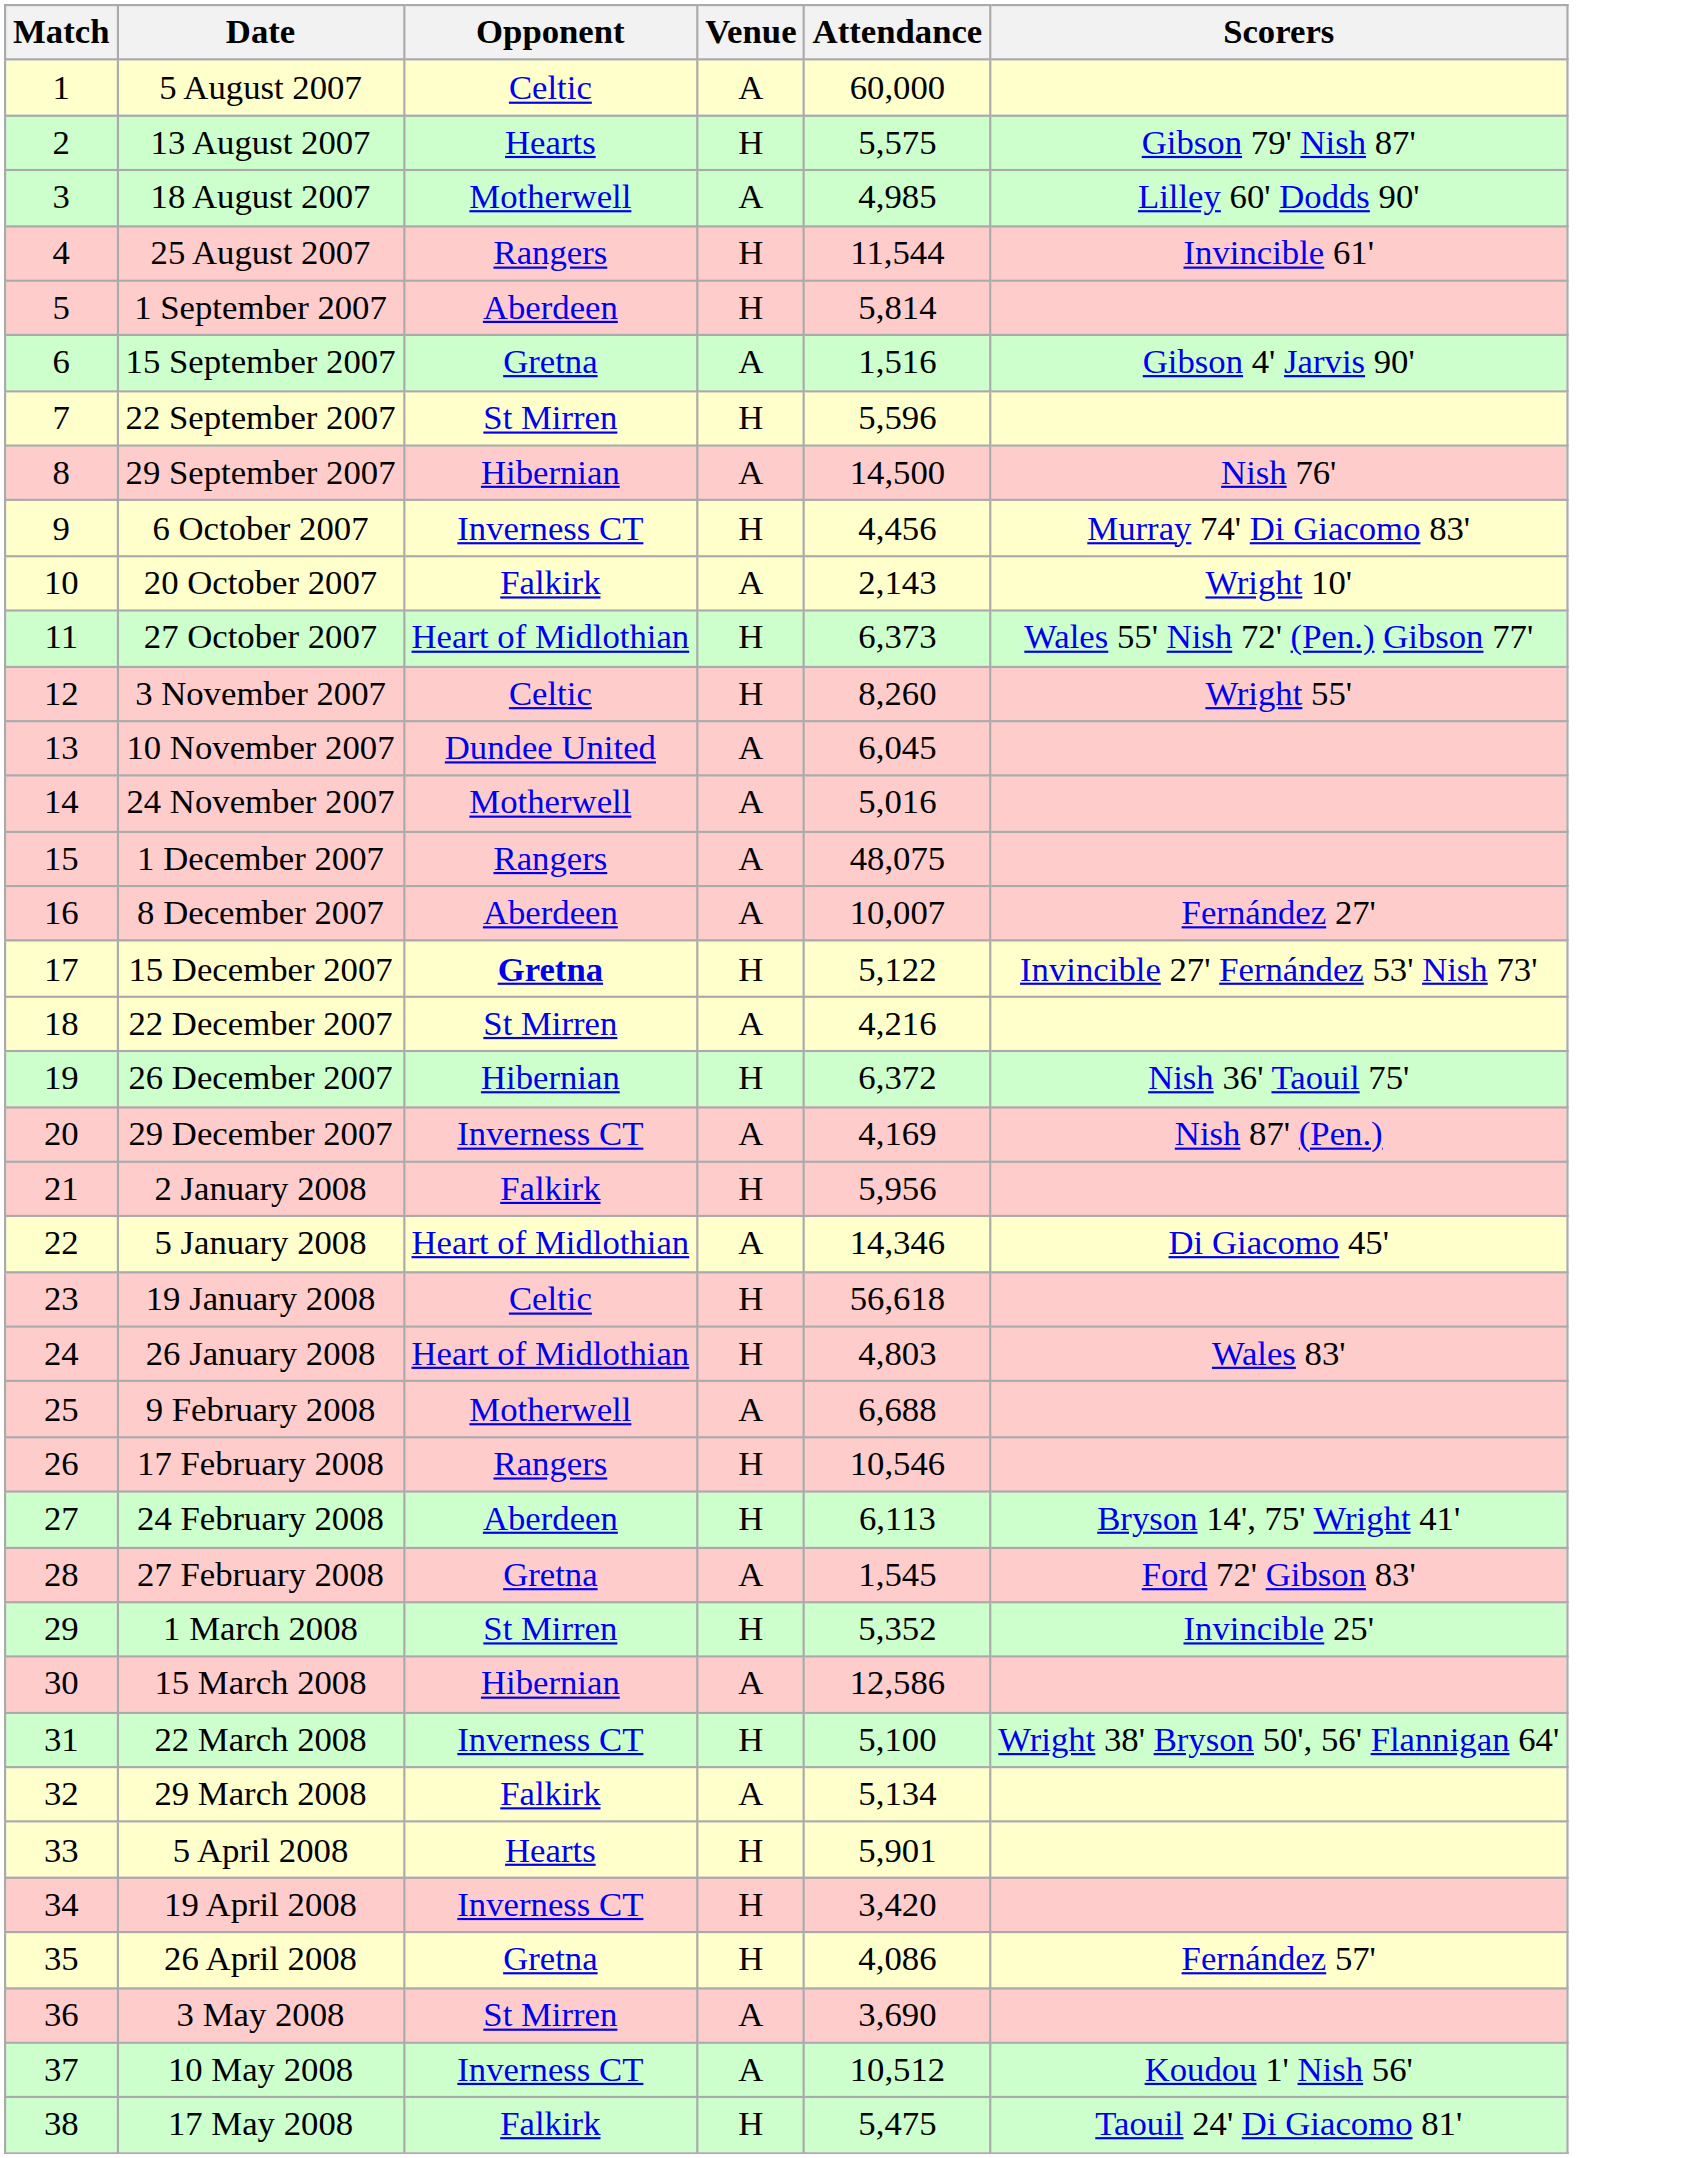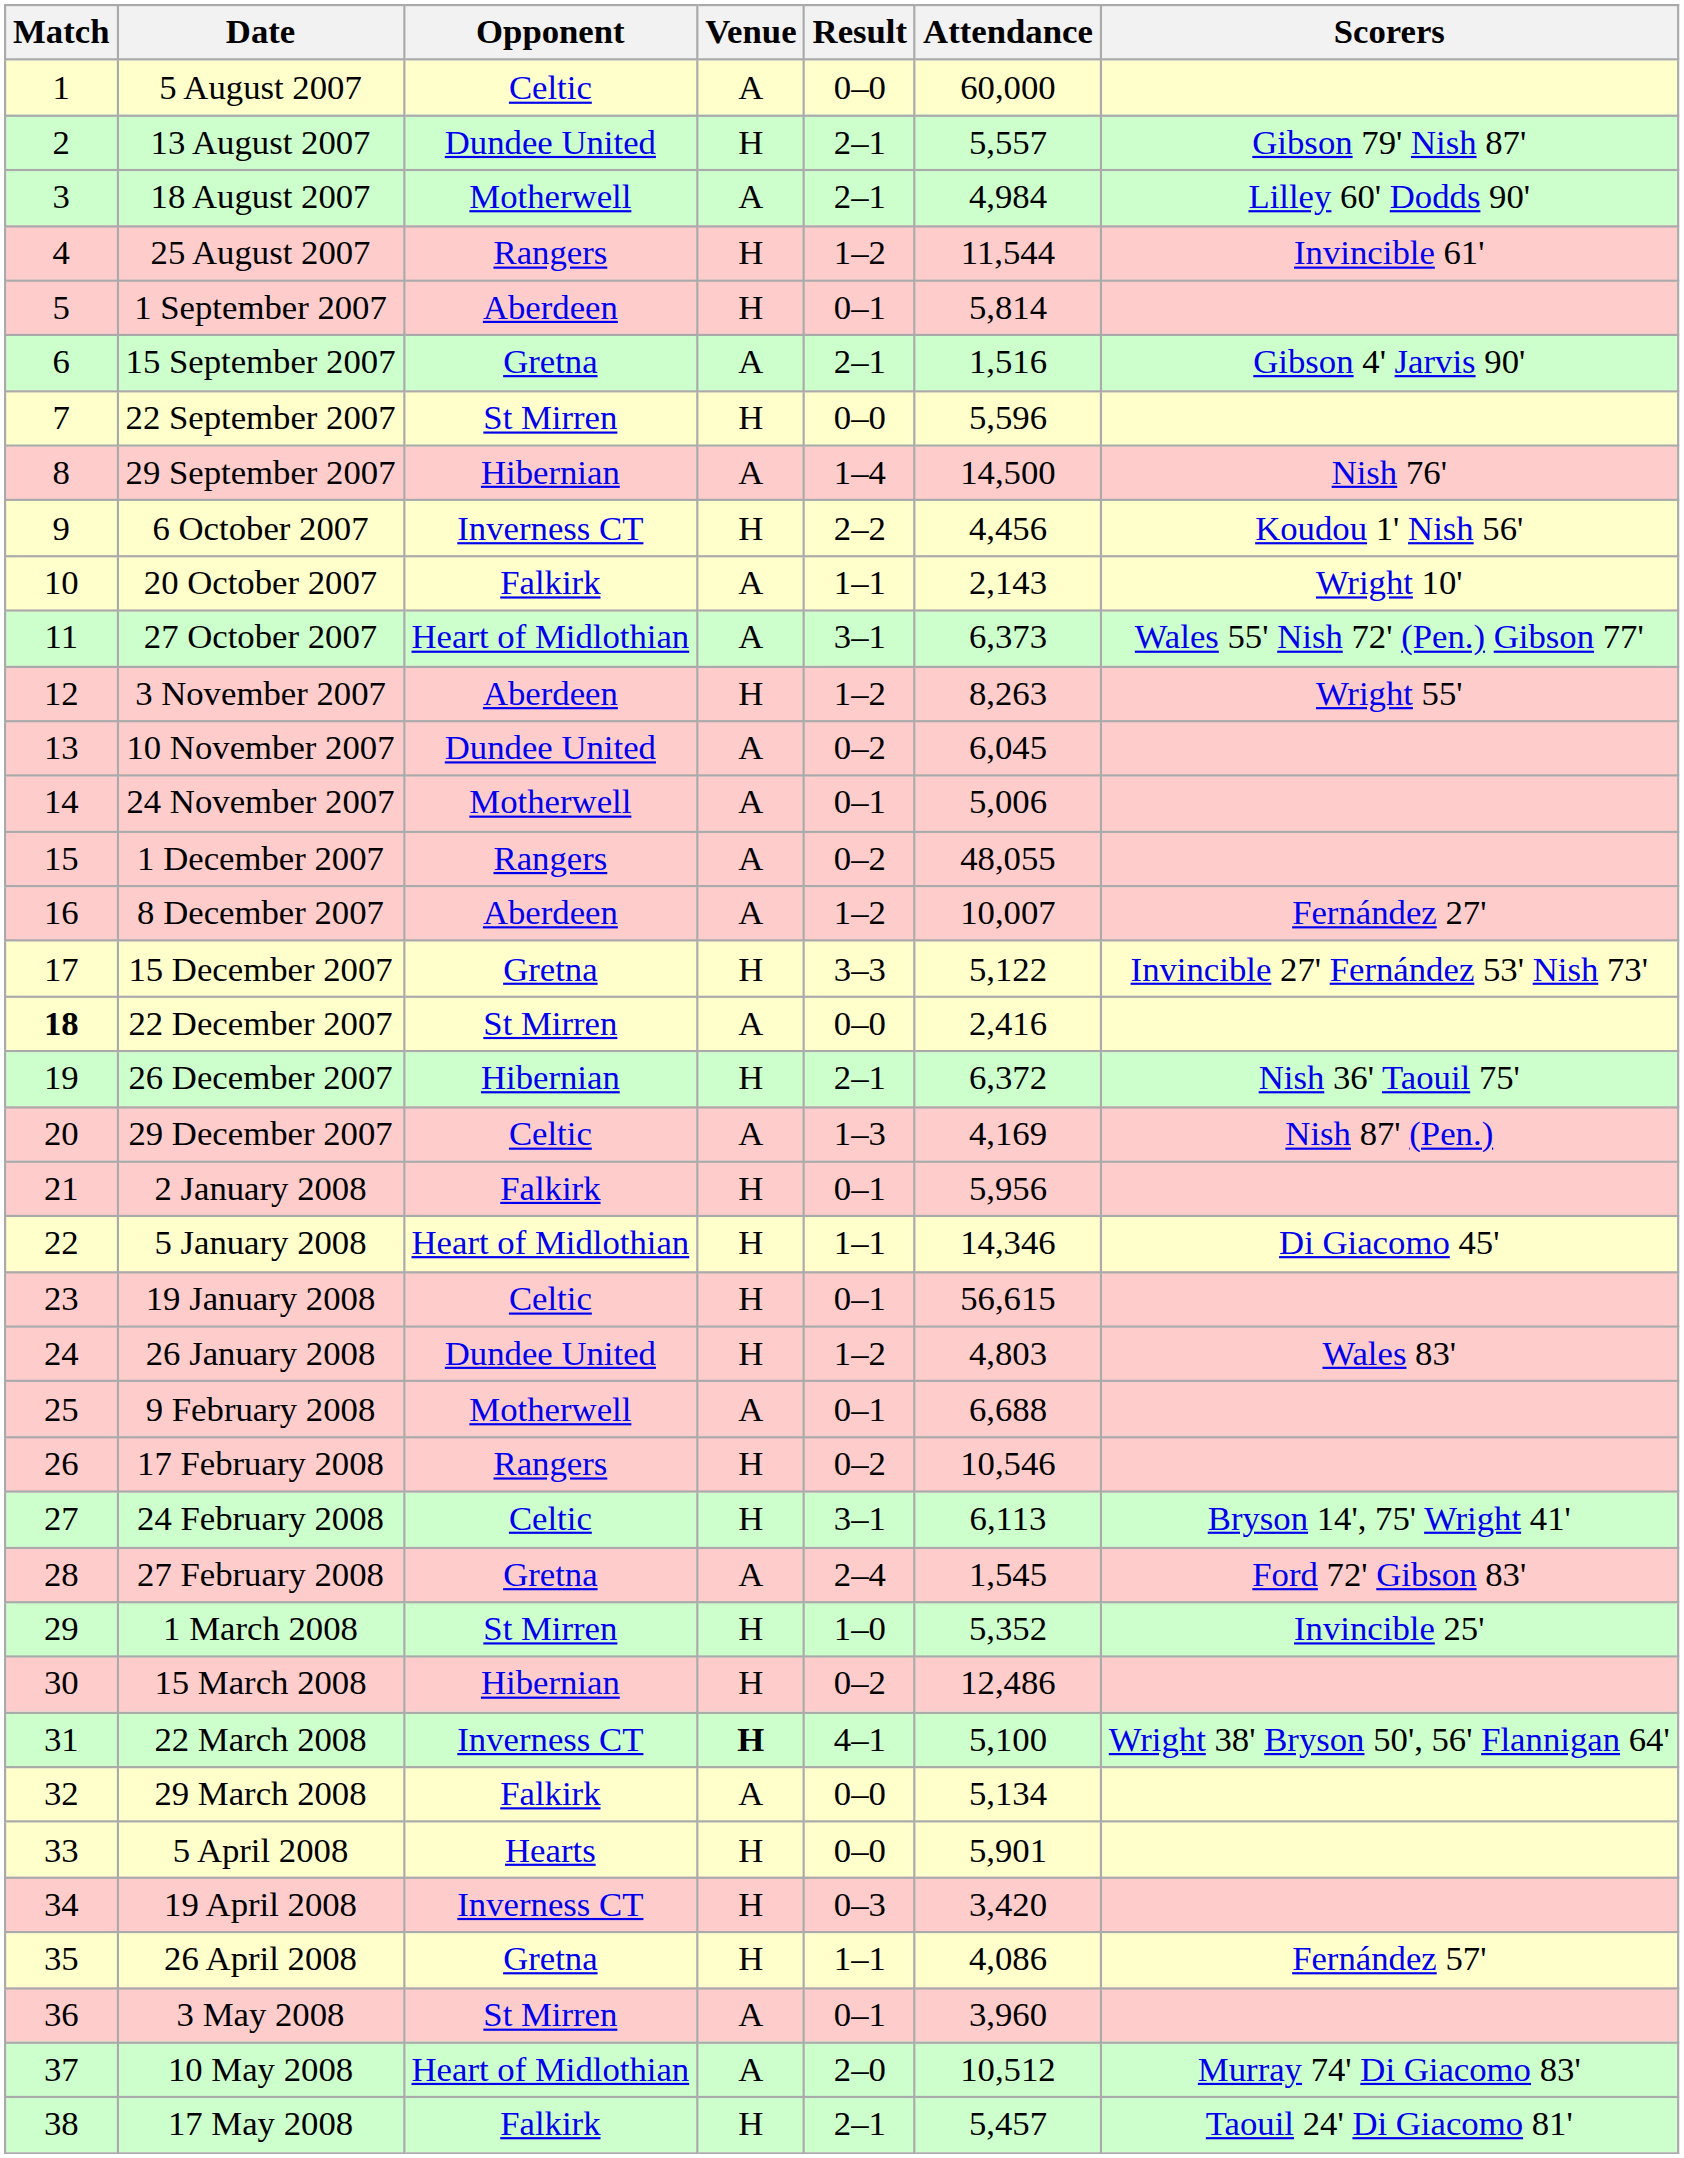+ column: (860, 32)
(550, 142) Hearts -> (550, 142) Dundee United
(897, 142) 5,575 -> (1008, 142) 5,557
(897, 197) 4,985 -> (1008, 197) 4,984
(1279, 527) Murray 74' Di Giacomo 83' -> (1389, 527) Koudou 1' Nish 56'
(751, 637) H -> (751, 637) A
(550, 692) Celtic -> (550, 692) Aberdeen
(897, 692) 8,260 -> (1008, 692) 8,263
(897, 802) 5,016 -> (1008, 802) 5,006
(897, 857) 48,075 -> (1008, 857) 48,055
(550, 968) bold -> (550, 968) normal
(61, 1023) normal -> (61, 1023) bold
(897, 1023) 4,216 -> (1008, 1023) 2,416
(550, 1133) Inverness CT -> (550, 1133) Celtic
(751, 1243) A -> (751, 1243) H
(897, 1298) 56,618 -> (1008, 1298) 56,615
(550, 1353) Heart of Midlothian -> (550, 1353) Dundee United
(550, 1518) Aberdeen -> (550, 1518) Celtic
(751, 1683) A -> (751, 1683) H
(897, 1683) 12,586 -> (1008, 1683) 12,486
(751, 1739) normal -> (751, 1739) bold
(897, 2014) 3,690 -> (1008, 2014) 3,960
(550, 2069) Inverness CT -> (550, 2069) Heart of Midlothian
(1279, 2069) Koudou 1' Nish 56' -> (1389, 2069) Murray 74' Di Giacomo 83'
(897, 2124) 5,475 -> (1008, 2124) 5,457
